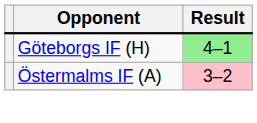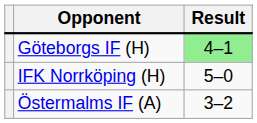+ row: (92, 75)
(218, 75) pink background -> (218, 103) no background
